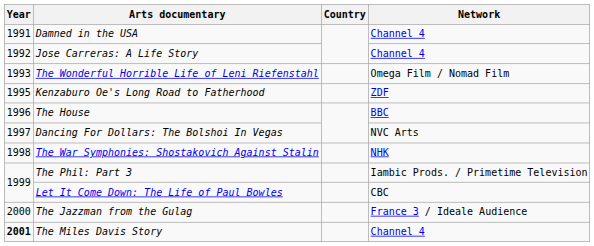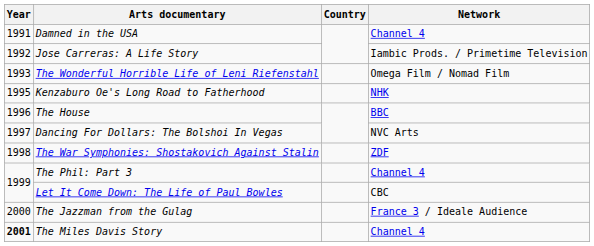(398, 54) Channel 4 -> (479, 54) Iambic Prods. / Primetime Television
(380, 93) ZDF -> (380, 93) NHK
(380, 153) NHK -> (380, 153) ZDF
(479, 172) Iambic Prods. / Primetime Television -> (398, 172) Channel 4
